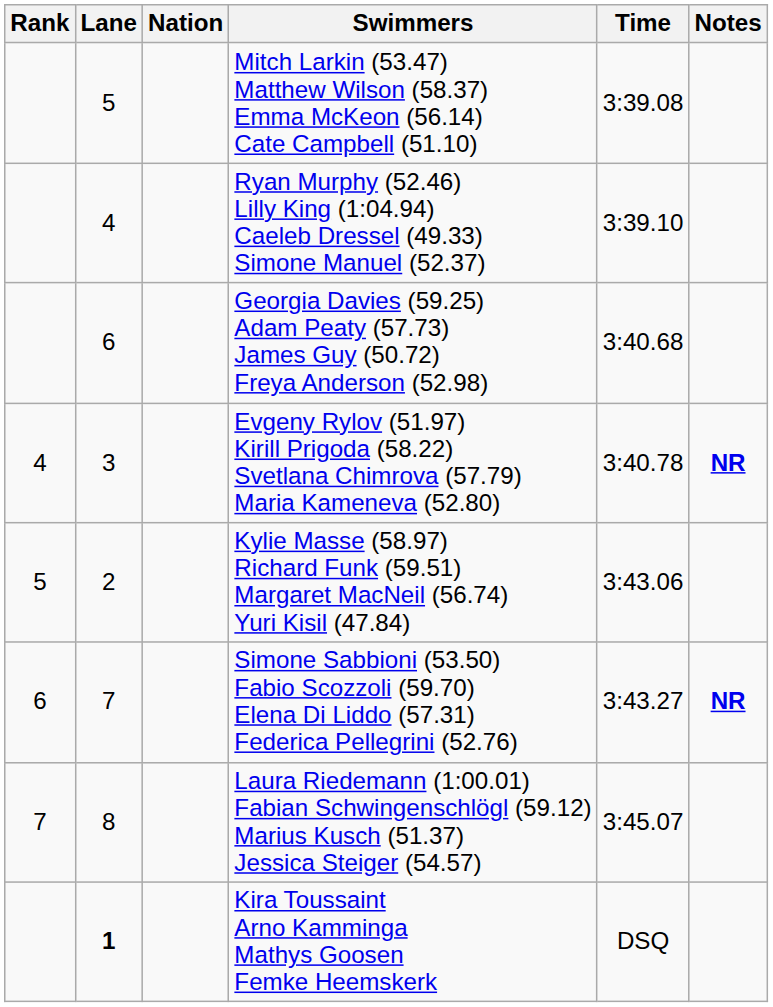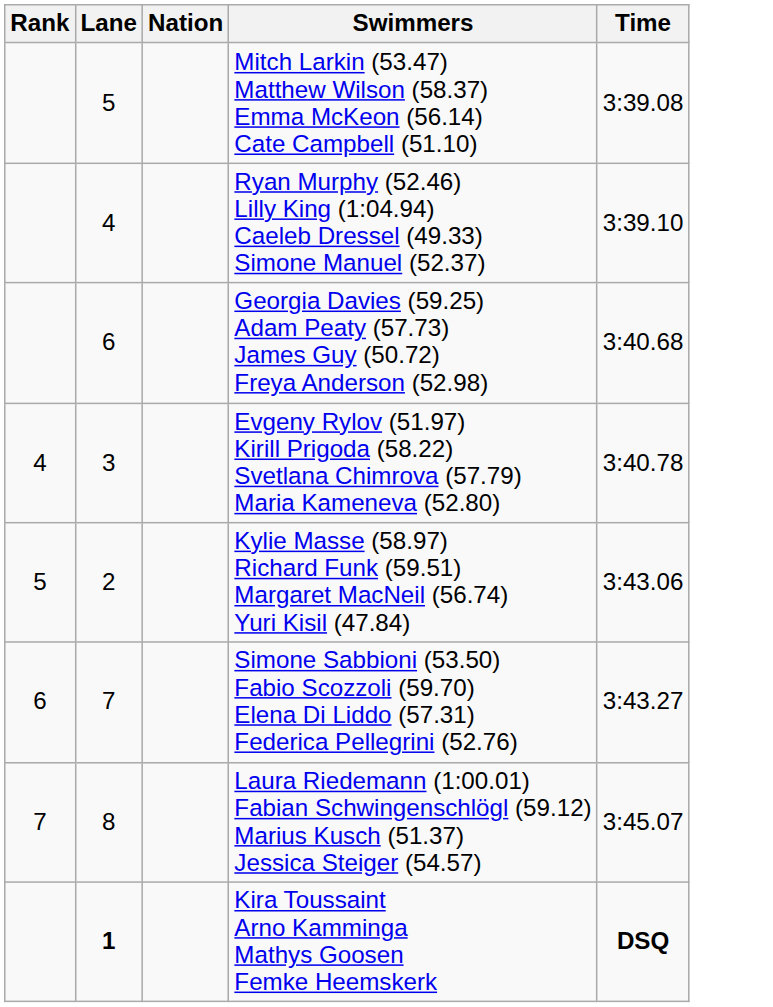- column: (728, 23)
(643, 941) normal -> (643, 941) bold
